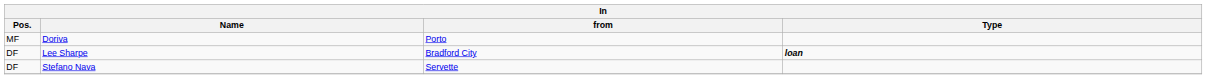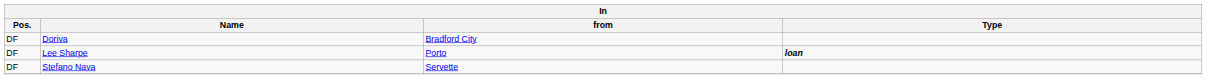(13, 39) MF -> (12, 39) DF
(436, 39) Porto -> (451, 39) Bradford City
(451, 53) Bradford City -> (436, 53) Porto
